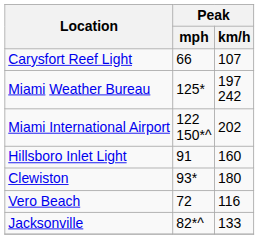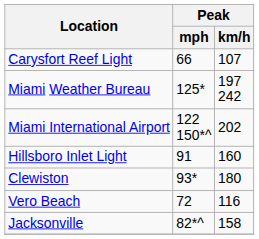(230, 223) 133 -> (230, 223) 158
